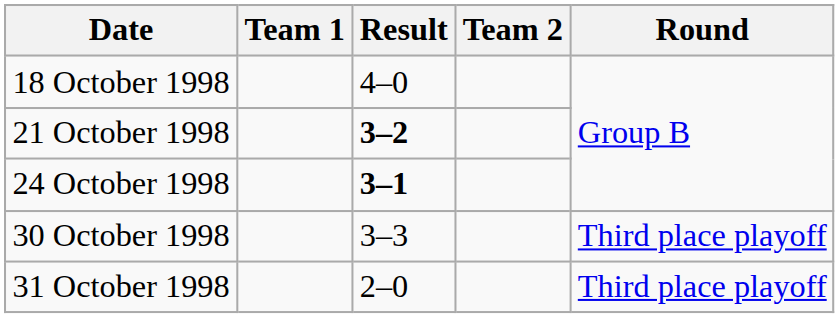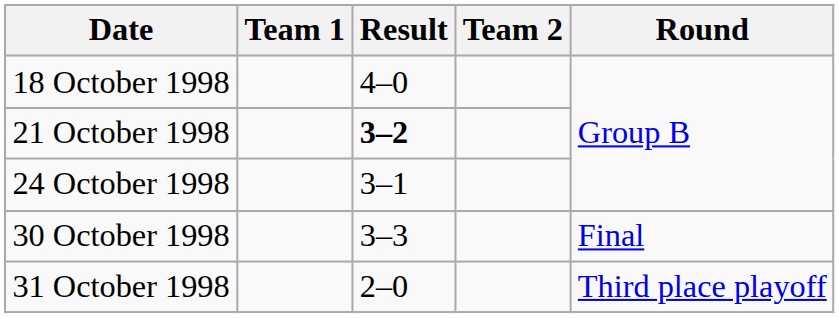(384, 183) bold -> (384, 183) normal
(702, 235) Third place playoff -> (611, 235) Final
